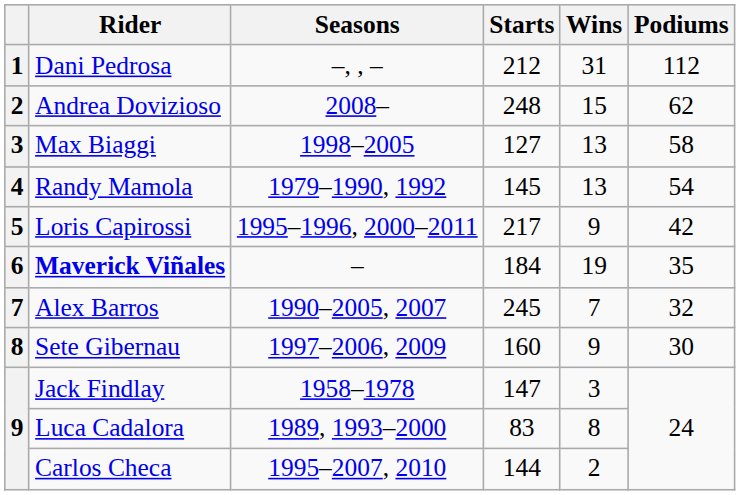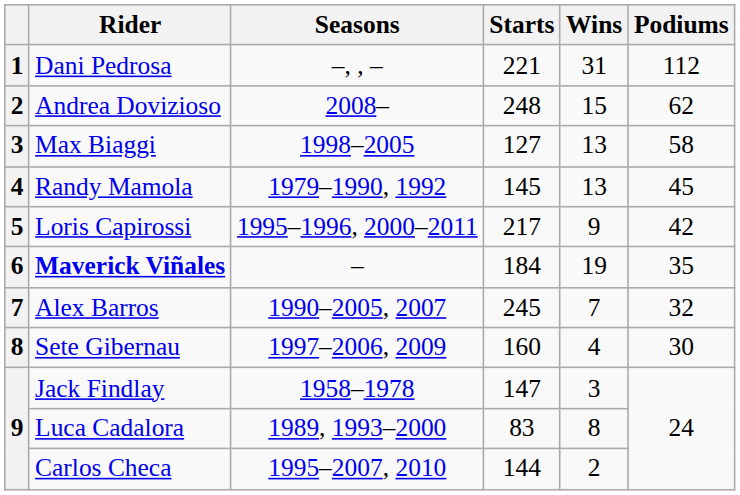(522, 65) 212 -> (522, 65) 221
(681, 186) 54 -> (681, 186) 45
(594, 347) 9 -> (594, 347) 4
